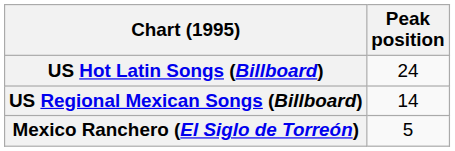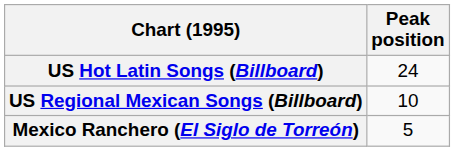(408, 100) 14 -> (408, 100) 10
